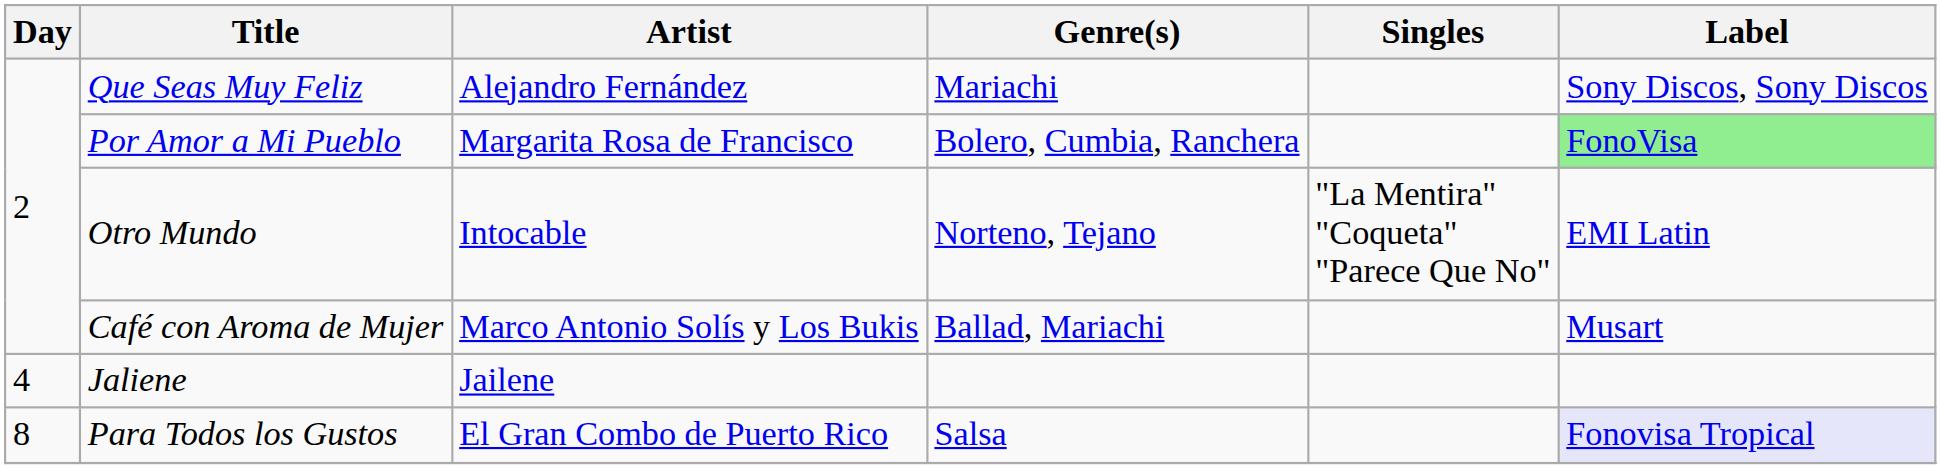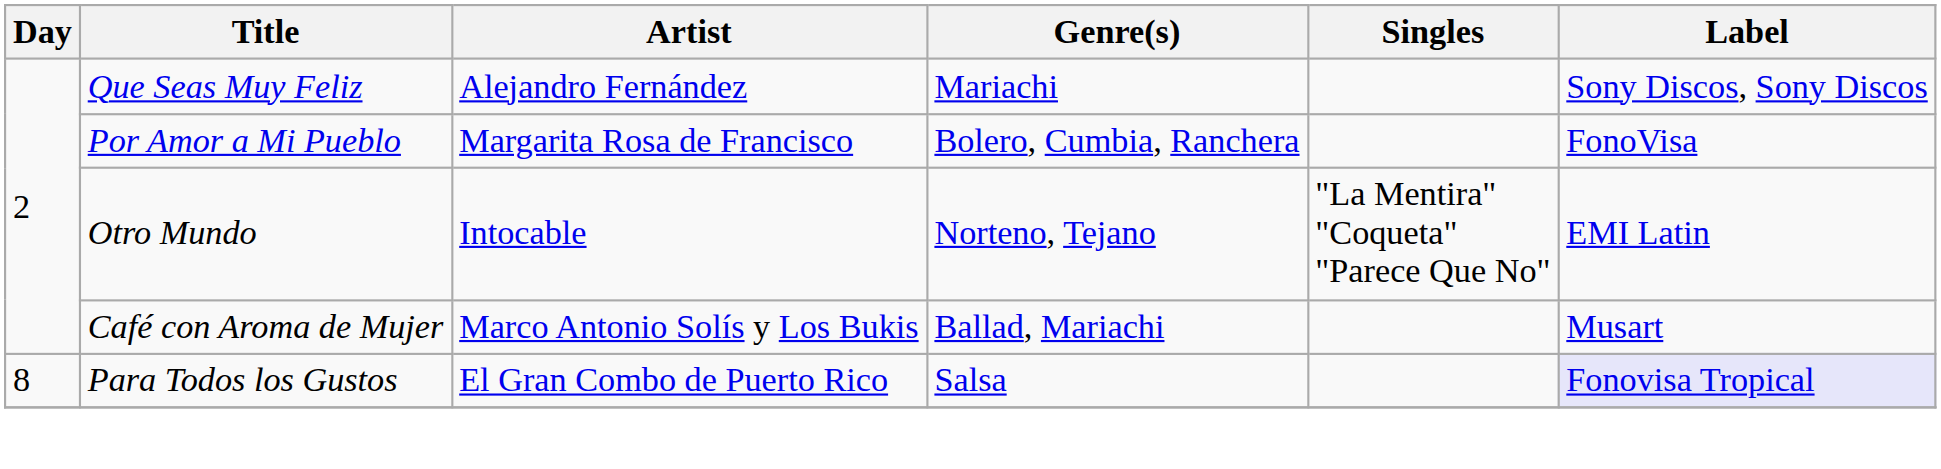(1632, 140) lightgreen background -> (1632, 140) no background
- row: (137, 380)
